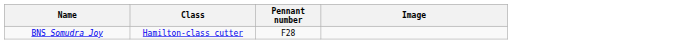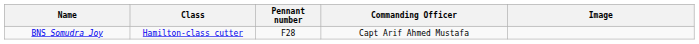+ column: (414, 15)
